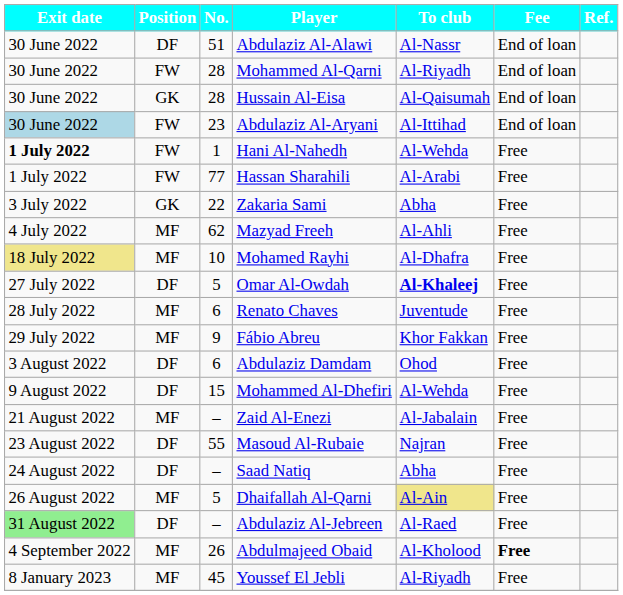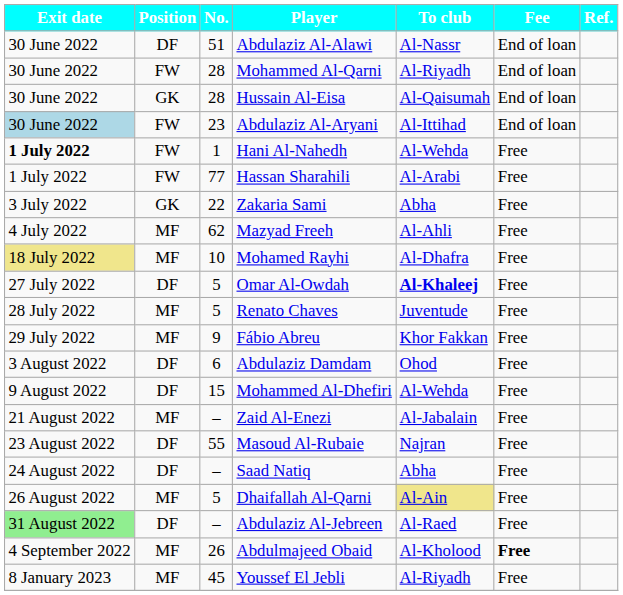(216, 310) 6 -> (216, 310) 5
